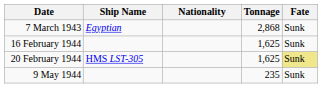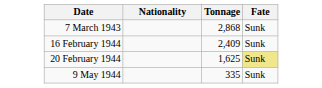- column: (123, 12)
(269, 43) 1,625 -> (229, 43) 2,409
(272, 75) 235 -> (233, 75) 335
